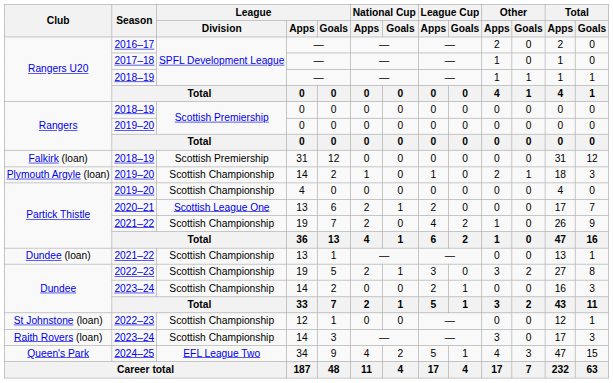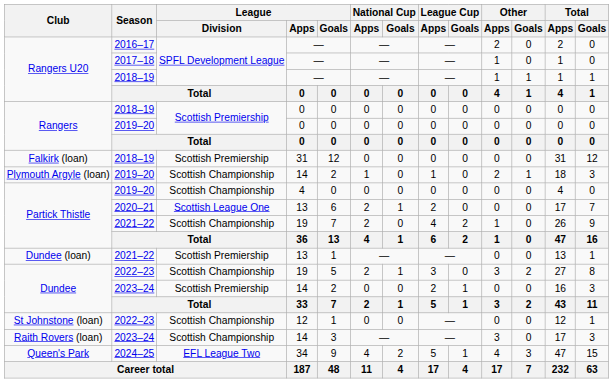(222, 256) Scottish Championship -> (222, 256) Scottish Premiership
(222, 288) Scottish Championship -> (222, 288) Scottish Premiership
